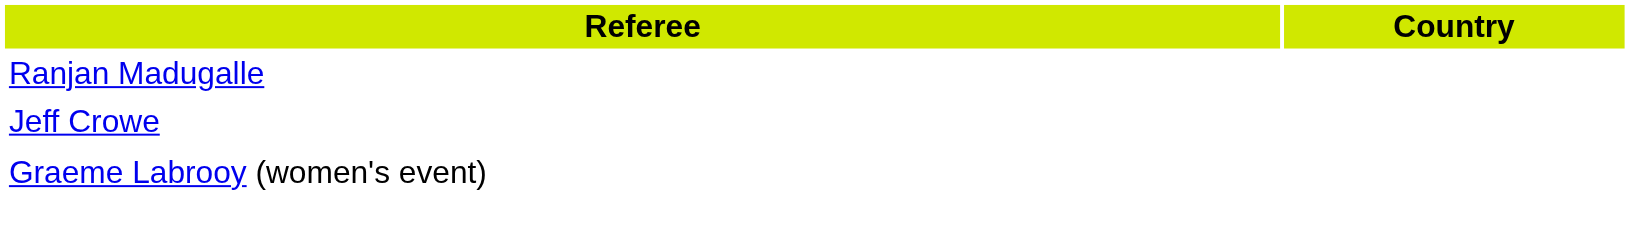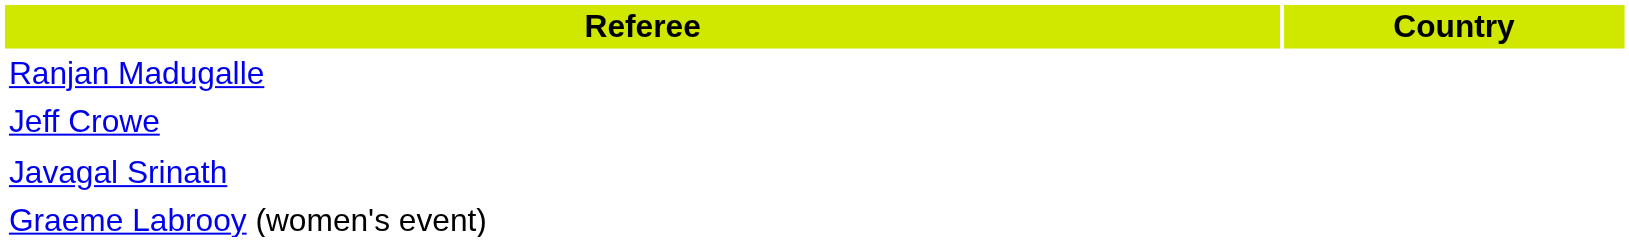+ row: (118, 172)
